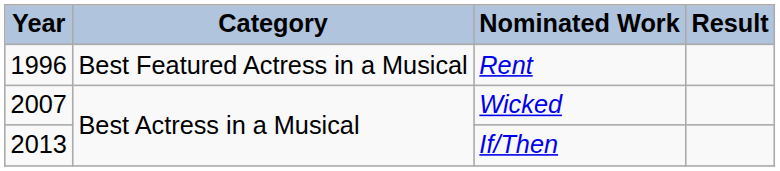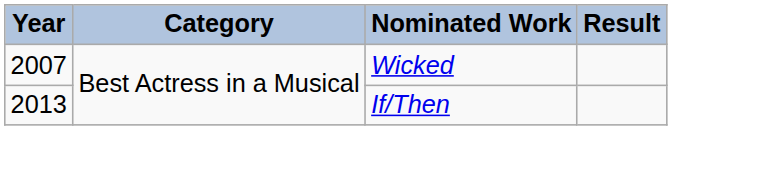- row: (506, 64)
